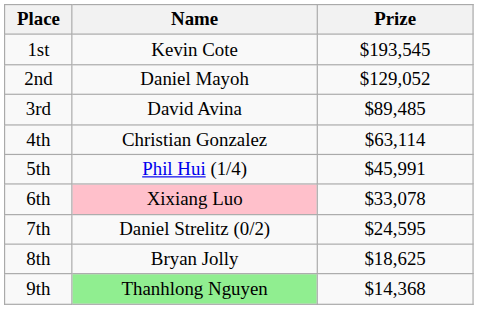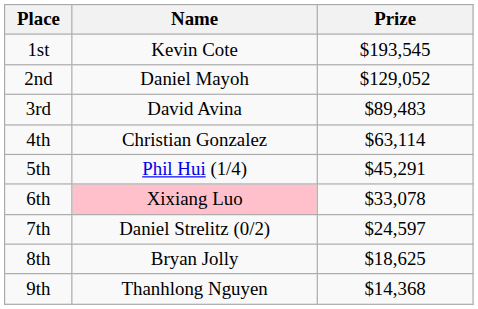(395, 109) $89,485 -> (395, 109) $89,483
(395, 169) $45,991 -> (395, 169) $45,291
(395, 229) $24,595 -> (395, 229) $24,597
(195, 288) lightgreen background -> (195, 288) no background
